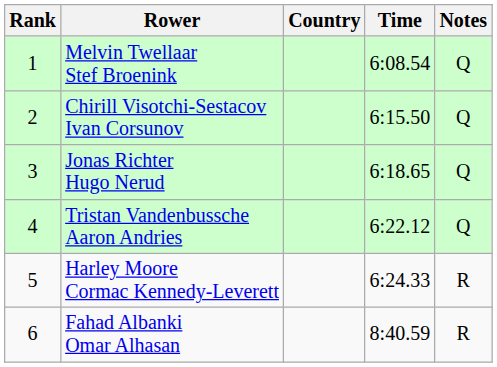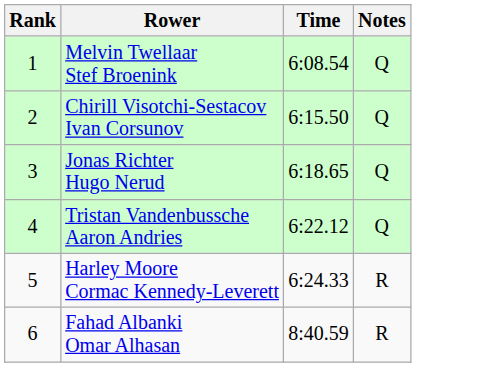- column: (324, 20)
